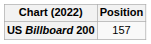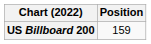(121, 30) 157 -> (121, 30) 159
